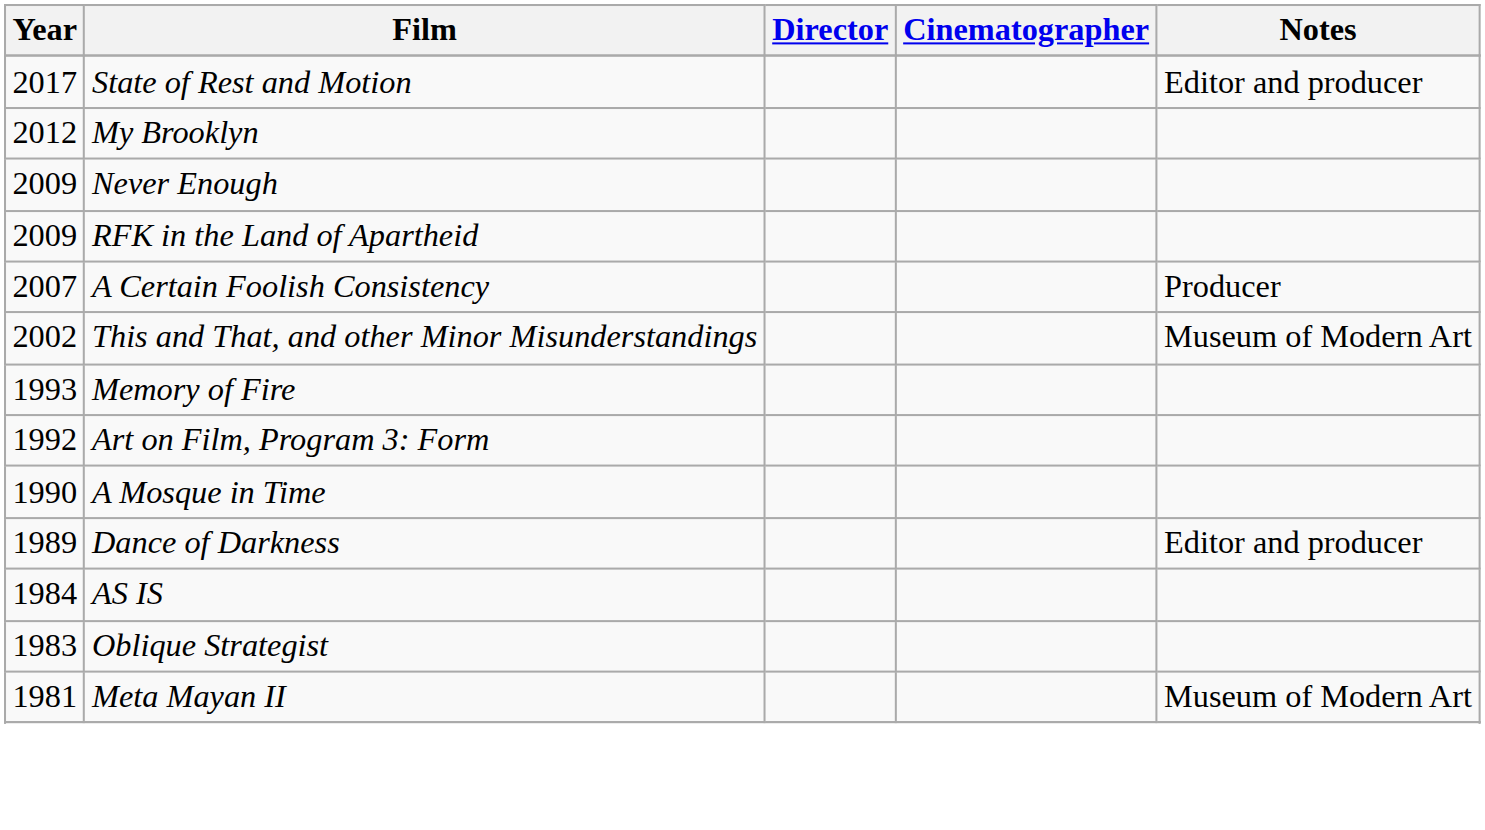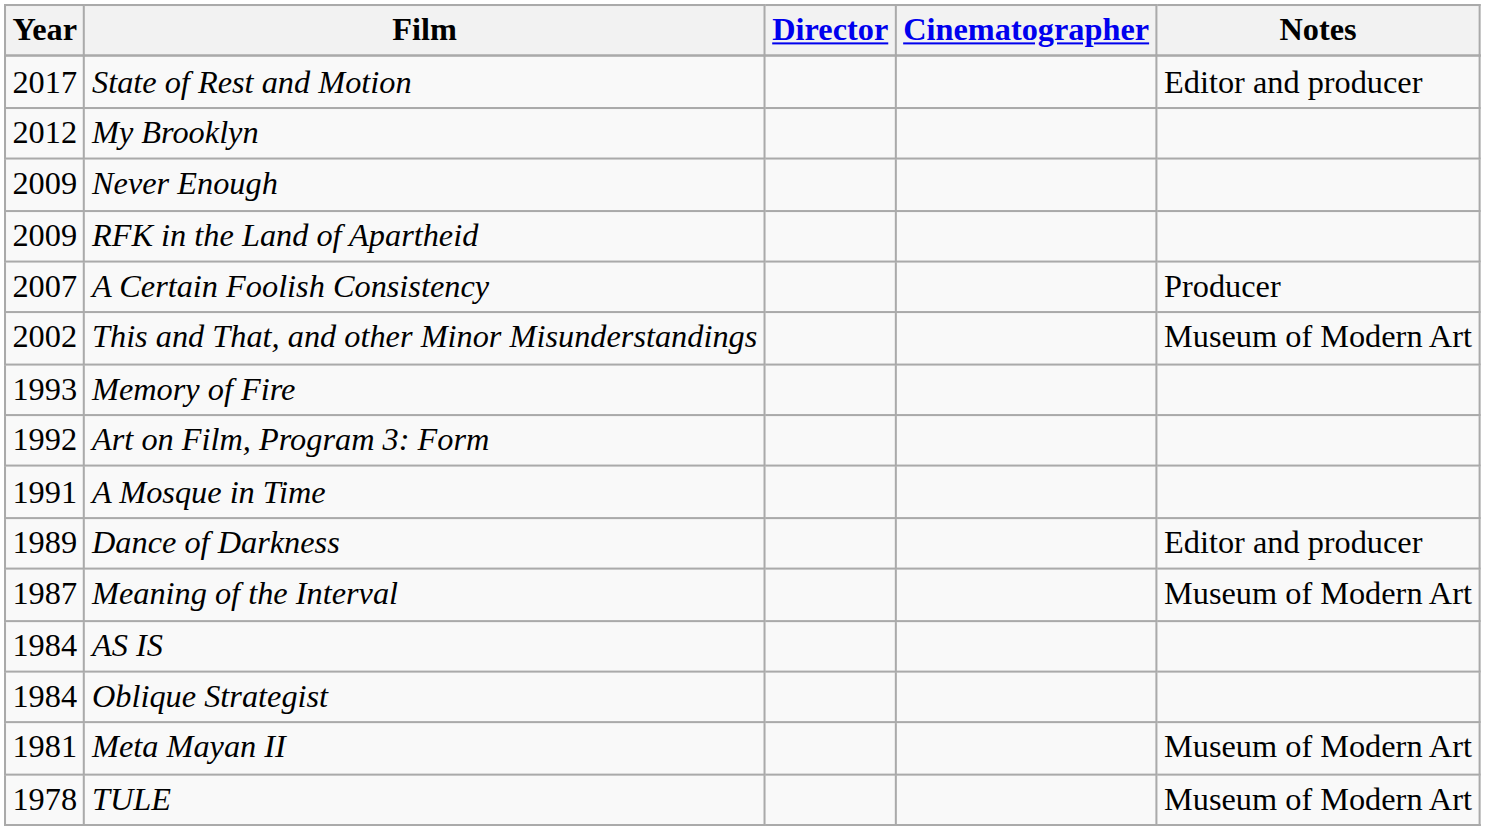(45, 491) 1990 -> (45, 491) 1991
+ row: (245, 593)
(45, 645) 1983 -> (45, 696) 1984
+ row: (132, 798)
